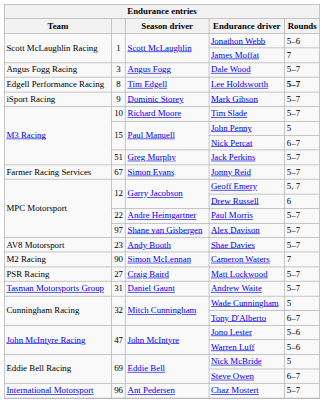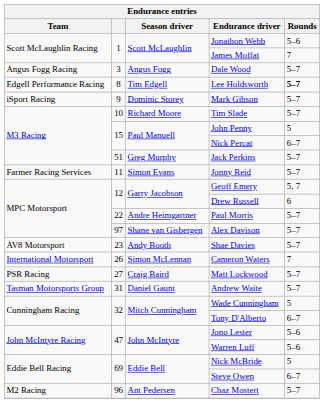(119, 171) 67 -> (119, 171) 11
(26, 259) M2 Racing -> (50, 259) International Motorsport
(119, 259) 90 -> (119, 259) 26
(50, 390) International Motorsport -> (26, 390) M2 Racing
